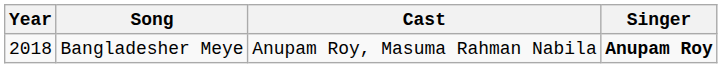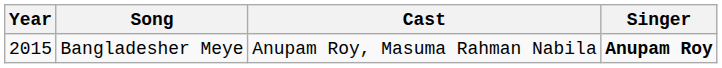(31, 49) 2018 -> (31, 49) 2015
